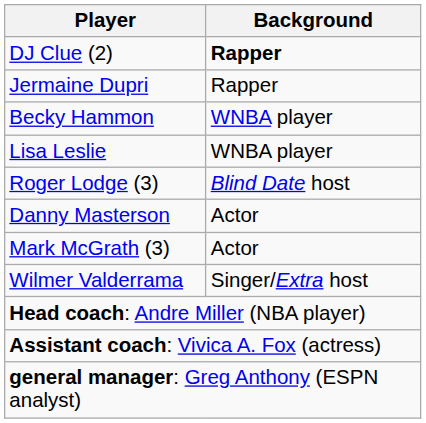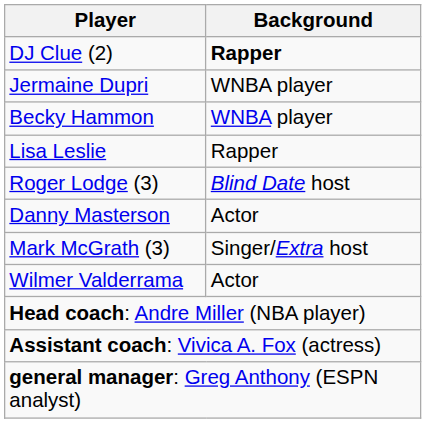(244, 85) Rapper -> (272, 85) WNBA player
(272, 150) WNBA player -> (244, 150) Rapper
(235, 248) Actor -> (289, 248) Singer/Extra host
(289, 280) Singer/Extra host -> (235, 280) Actor
